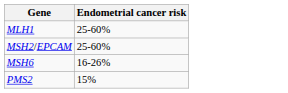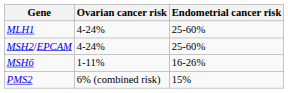+ column: (122, 12)
